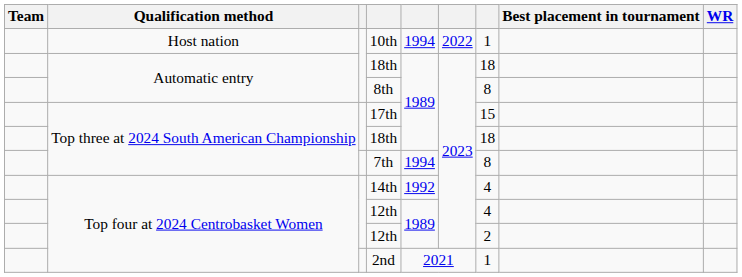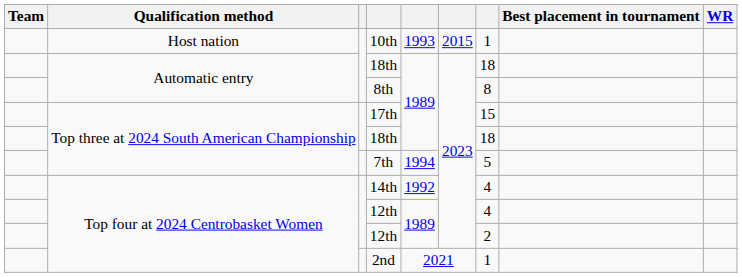(420, 41) 1994 -> (420, 41) 1993
(457, 41) 2022 -> (457, 41) 2015
(487, 162) 8 -> (487, 162) 5
